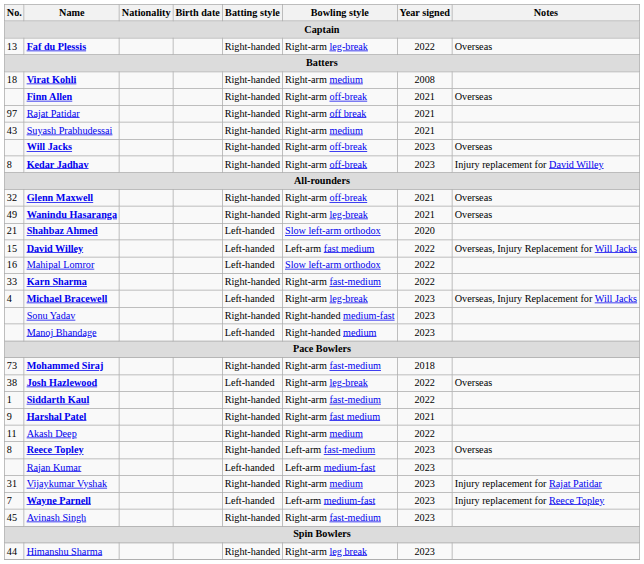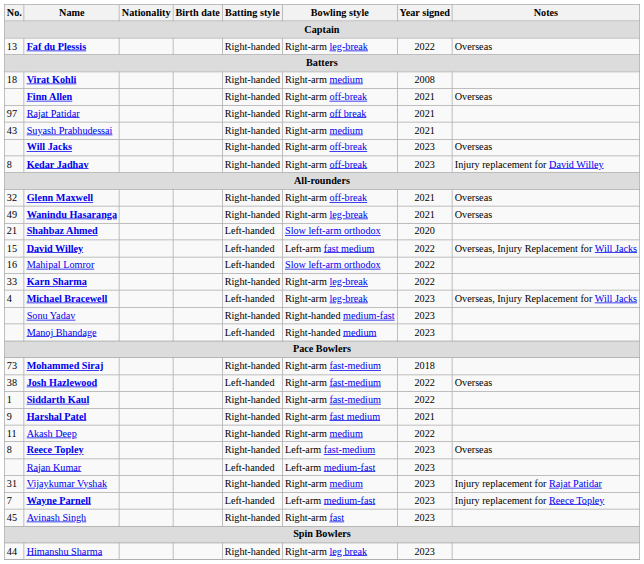(333, 281) Right-arm fast-medium -> (326, 281) Right-arm leg-break
(326, 382) Right-arm leg-break -> (333, 382) Right-arm fast-medium
(333, 517) Right-arm fast-medium -> (315, 517) Right-arm fast
